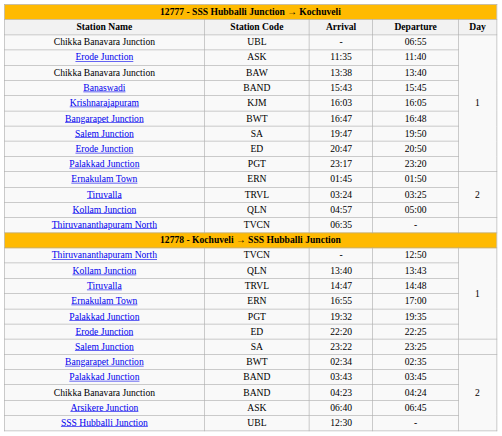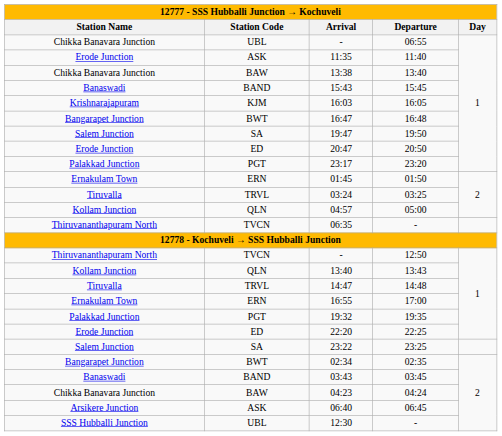(104, 377) Palakkad Junction -> (104, 377) Banaswadi
(257, 392) BAND -> (257, 392) BAW
